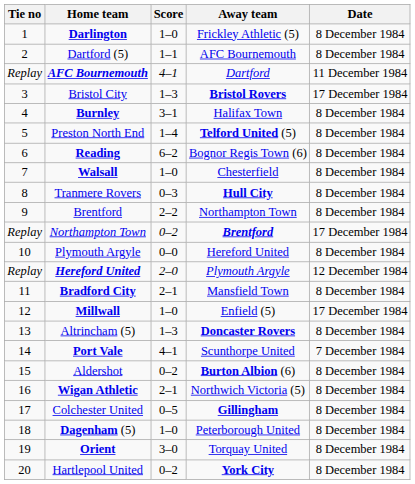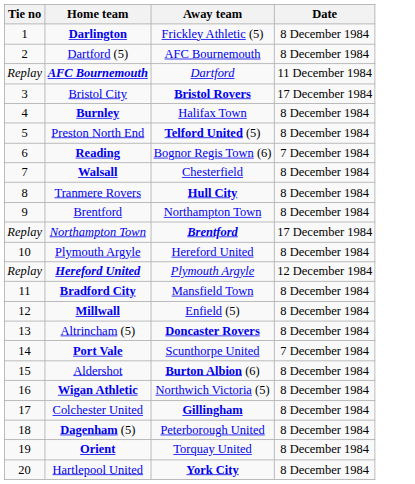- column: (168, 14)
(360, 152) 8 December 1984 -> (325, 152) 7 December 1984
(360, 311) 17 December 1984 -> (325, 311) 8 December 1984
